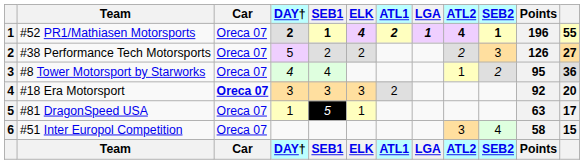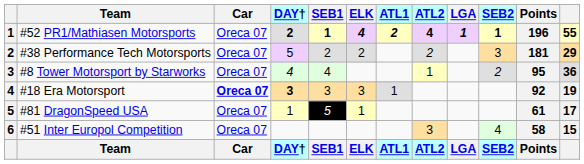columns swapped: (461, 14) <-> (428, 14)
(538, 52) 126 -> (538, 52) 181
(570, 52) 27 -> (570, 52) 29
(290, 91) normal -> (290, 91) bold
(394, 91) 2 -> (394, 91) 1
(570, 91) 20 -> (570, 91) 19
(538, 110) 63 -> (538, 110) 61
